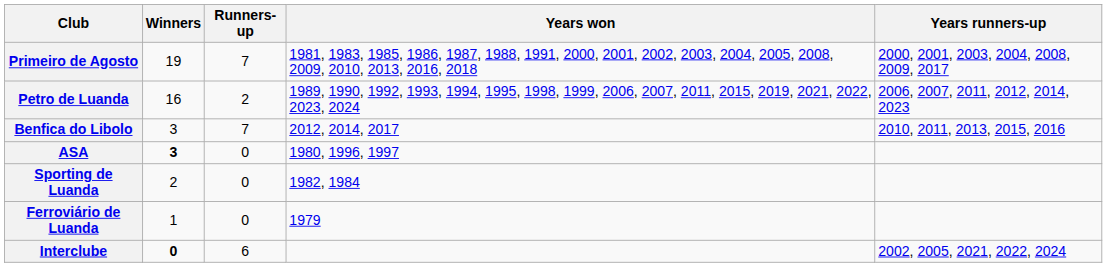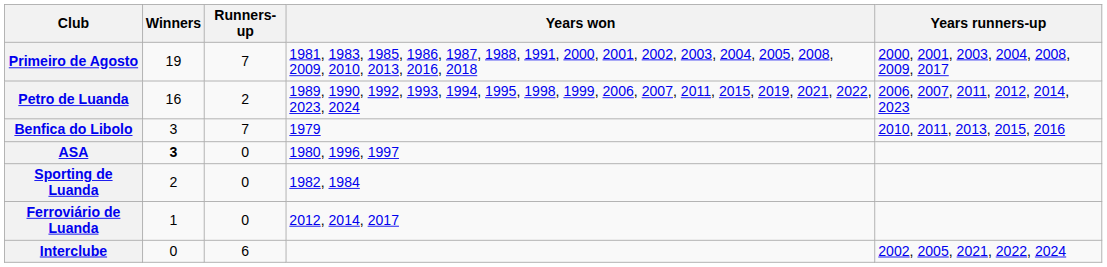(344, 130) 2012, 2014, 2017 -> (305, 130) 1979
(305, 220) 1979 -> (344, 220) 2012, 2014, 2017
(173, 251) bold -> (173, 251) normal
